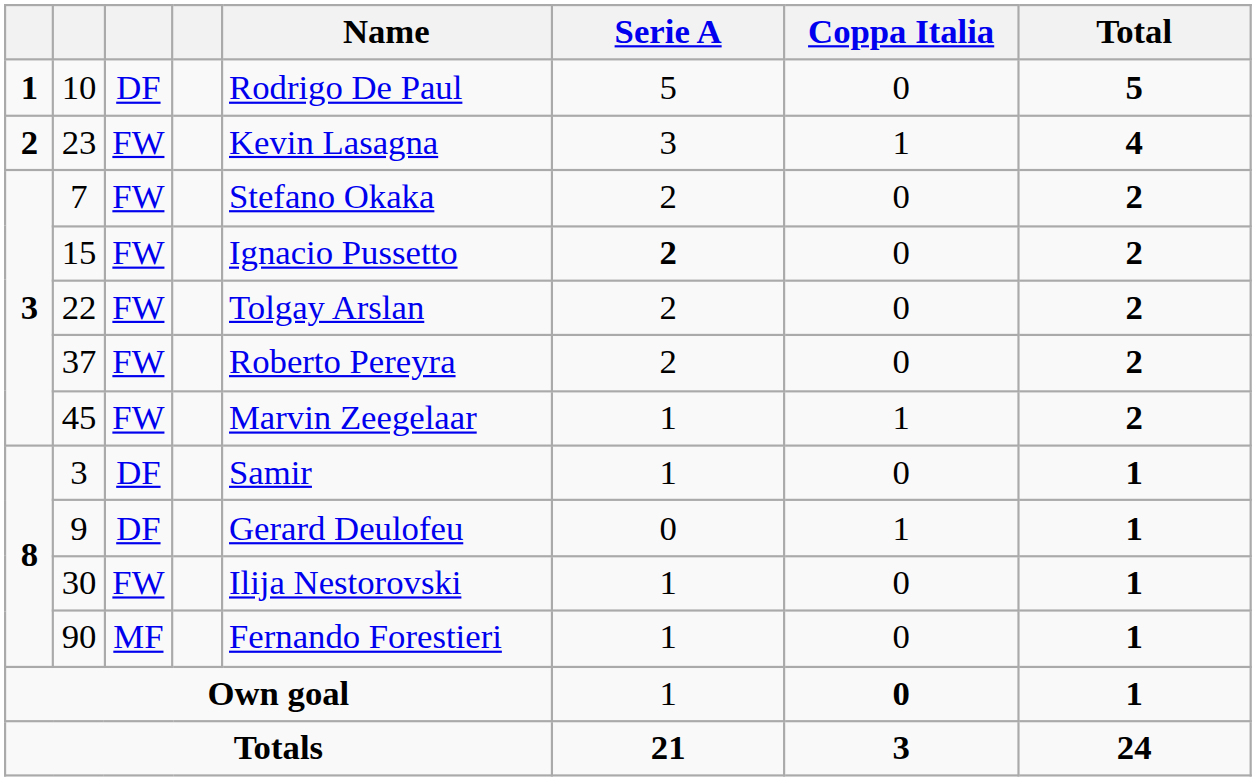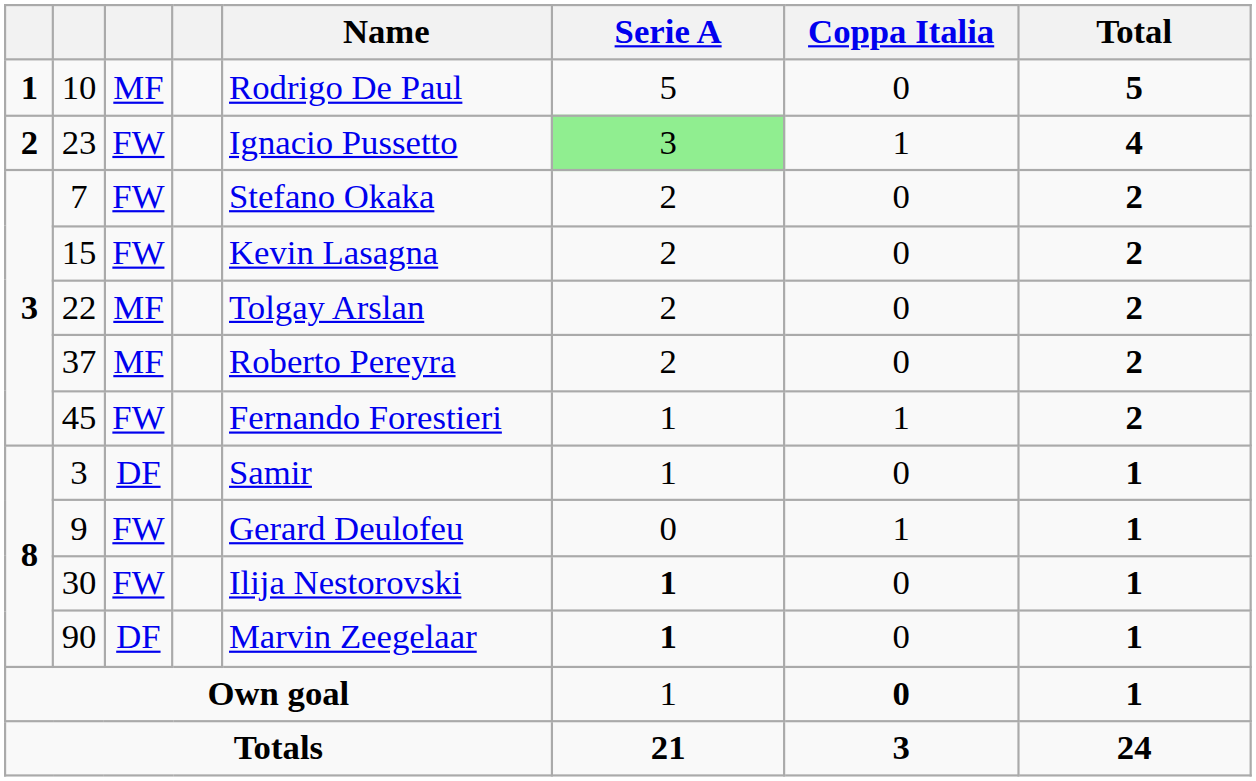(138, 87) DF -> (138, 87) MF
(334, 142) Kevin Lasagna -> (343, 142) Ignacio Pussetto
(668, 142) no background -> (668, 142) lightgreen background
(343, 252) Ignacio Pussetto -> (334, 252) Kevin Lasagna
(668, 252) bold -> (668, 252) normal
(138, 307) FW -> (138, 307) MF
(138, 362) FW -> (138, 362) MF
(353, 417) Marvin Zeegelaar -> (365, 417) Fernando Forestieri
(138, 527) DF -> (138, 527) FW
(668, 582) normal -> (668, 582) bold
(138, 637) MF -> (138, 637) DF
(365, 637) Fernando Forestieri -> (353, 637) Marvin Zeegelaar
(668, 637) normal -> (668, 637) bold
